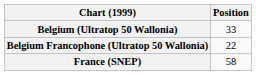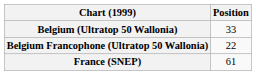(231, 62) 58 -> (231, 62) 61
